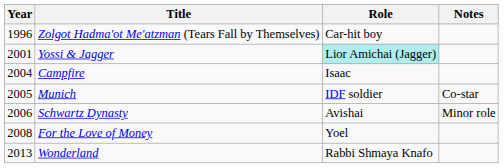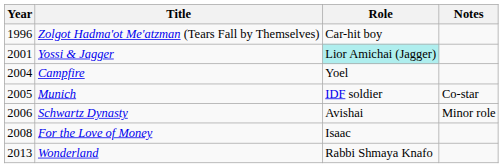(338, 73) Isaac -> (337, 73) Yoel
(337, 133) Yoel -> (338, 133) Isaac
